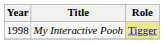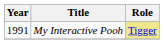(18, 30) 1998 -> (18, 30) 1991
